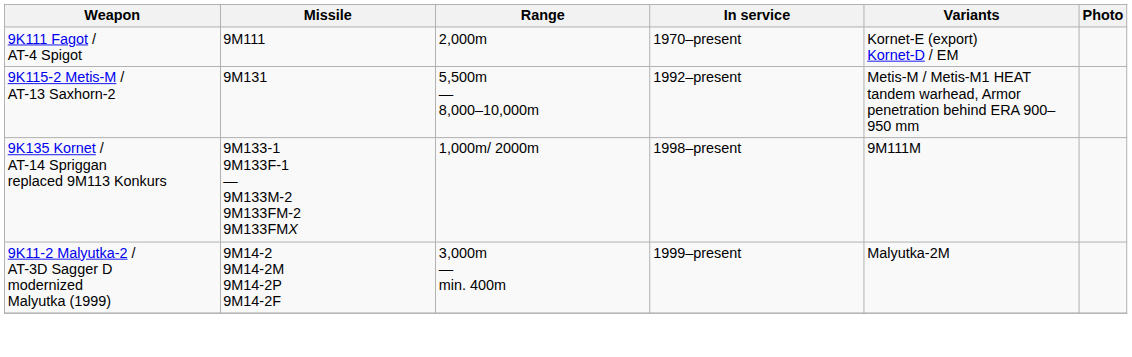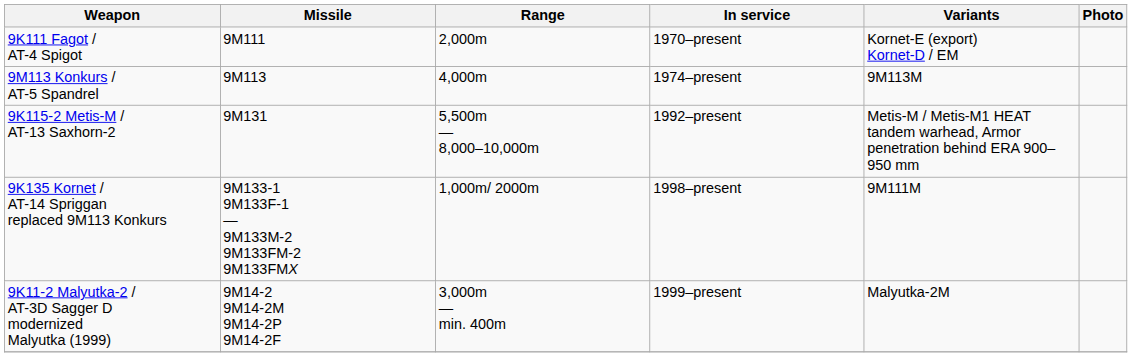+ row: (62, 85)
